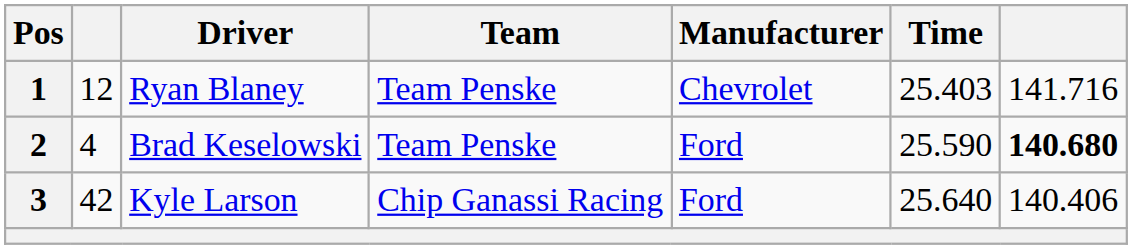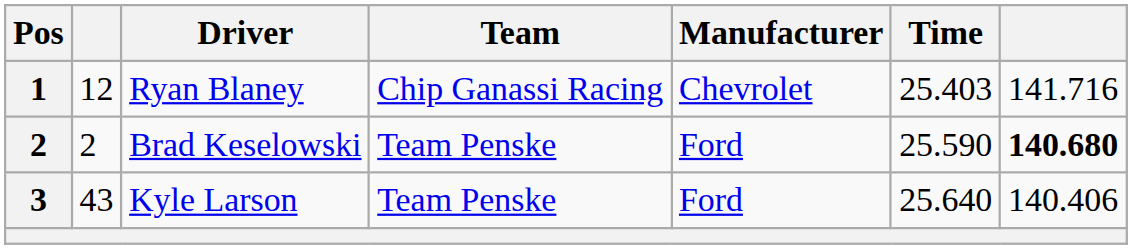(467, 88) Team Penske -> (520, 88) Chip Ganassi Racing
(88, 144) 4 -> (88, 144) 2
(96, 200) 42 -> (96, 200) 43
(520, 200) Chip Ganassi Racing -> (467, 200) Team Penske
